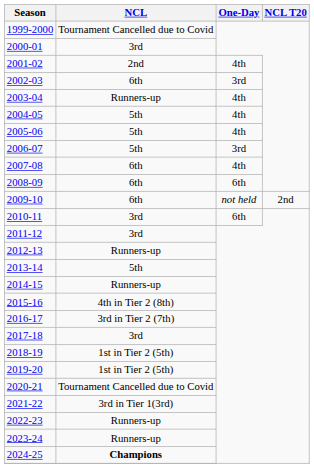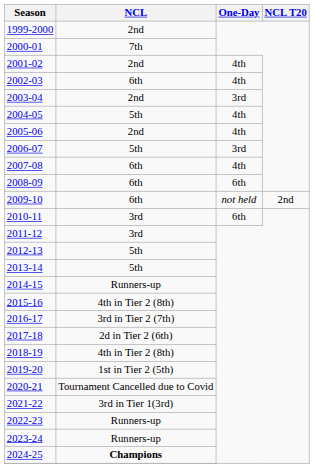(136, 30) Tournament Cancelled due to Covid -> (136, 30) 2nd
(136, 47) 3rd -> (136, 47) 7th
(239, 81) 3rd -> (239, 81) 4th
(136, 98) Runners-up -> (136, 98) 2nd
(239, 98) 4th -> (239, 98) 3rd
(136, 132) 5th -> (136, 132) 2nd
(136, 251) Runners-up -> (136, 251) 5th
(136, 336) 3rd -> (136, 336) 2d in Tier 2 (6th)
(136, 353) 1st in Tier 2 (5th) -> (136, 353) 4th in Tier 2 (8th)
